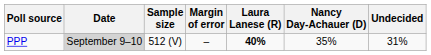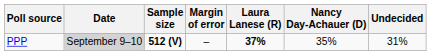(165, 42) normal -> (165, 42) bold
(255, 42) 40% -> (255, 42) 37%
